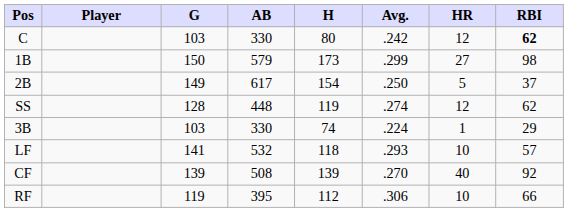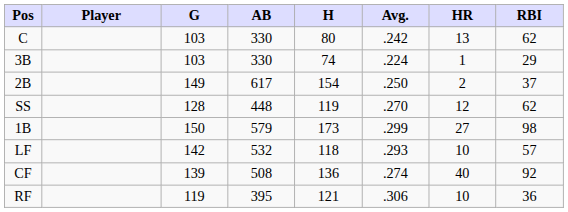(462, 38) 12 -> (462, 38) 13
(529, 38) bold -> (529, 38) normal
rows swapped: (23, 60) <-> (23, 128)
(462, 83) 5 -> (462, 83) 2
(395, 106) .274 -> (395, 106) .270
(194, 151) 141 -> (194, 151) 142
(328, 173) 139 -> (328, 173) 136
(395, 173) .270 -> (395, 173) .274
(328, 196) 112 -> (328, 196) 121
(529, 196) 66 -> (529, 196) 36
